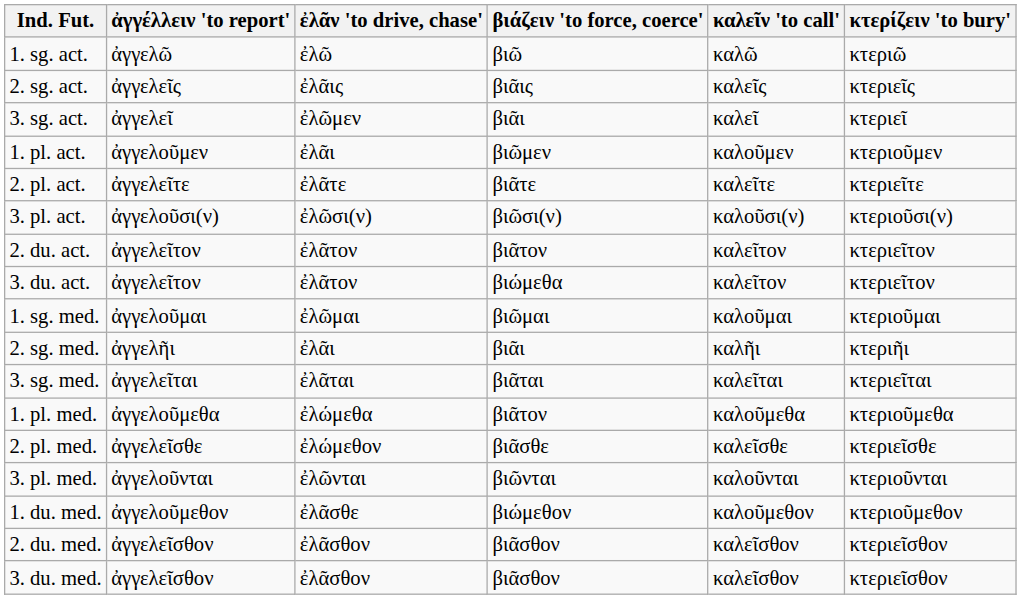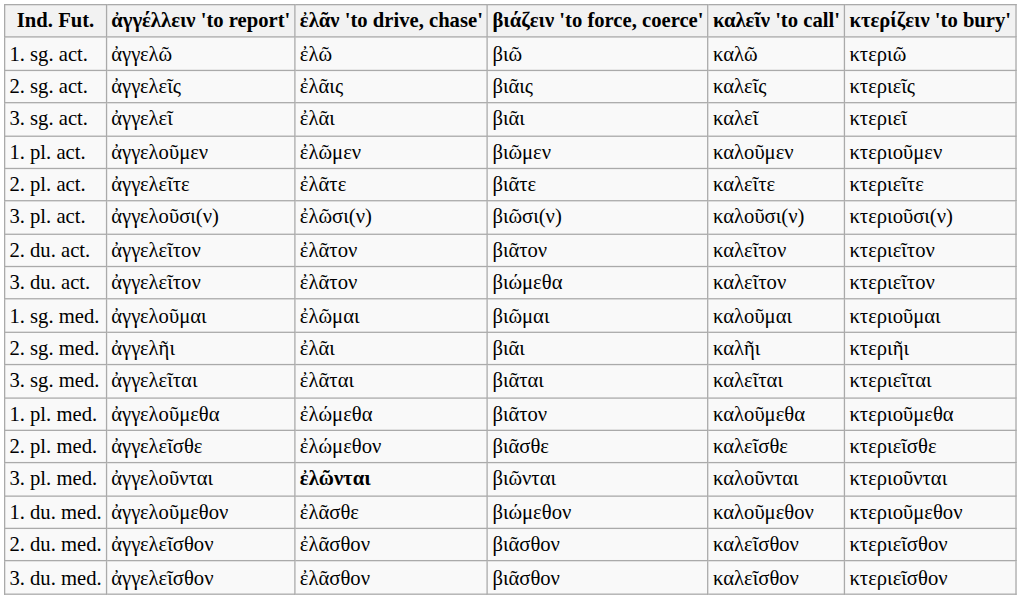(331, 119) ἐλῶμεν -> (317, 119) ἐλᾶι
(317, 151) ἐλᾶι -> (331, 151) ἐλῶμεν
(333, 479) normal -> (335, 479) bold
